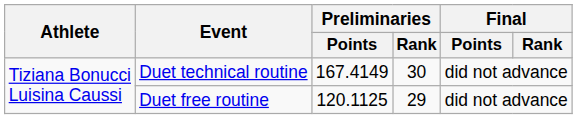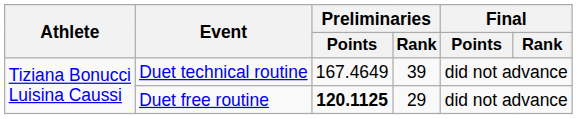(352, 72) 167.4149 -> (352, 72) 167.4649
(417, 72) 30 -> (417, 72) 39
(352, 100) normal -> (352, 100) bold
